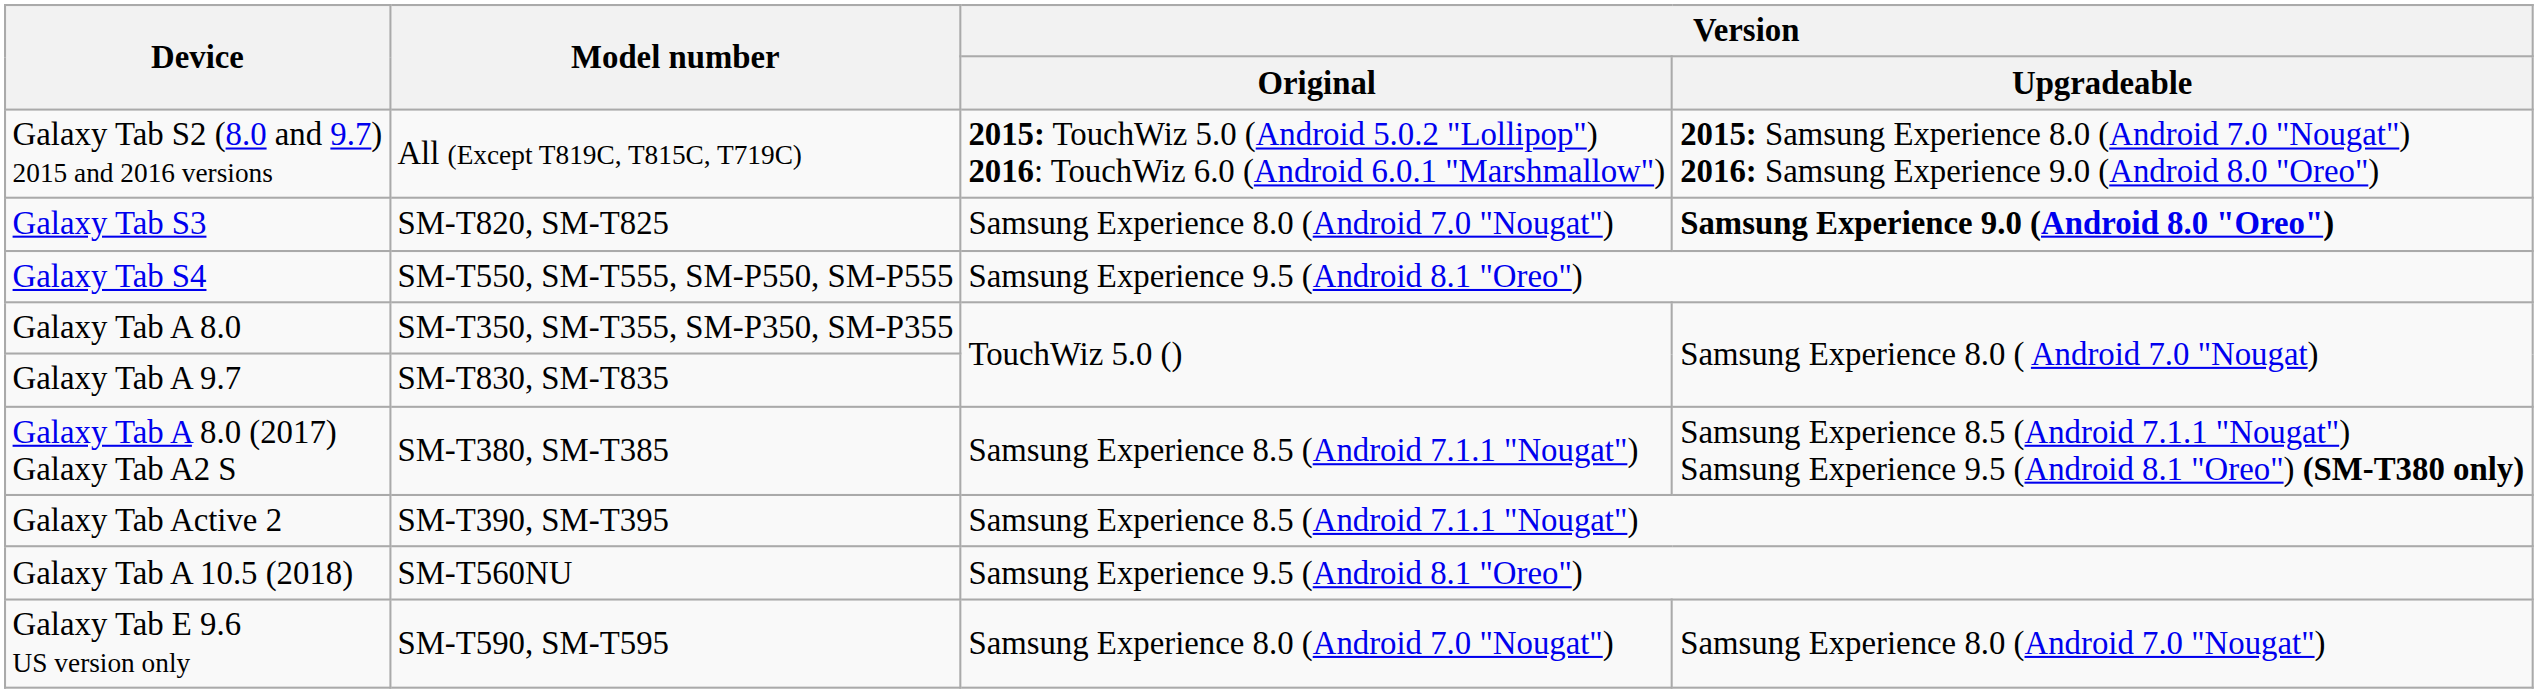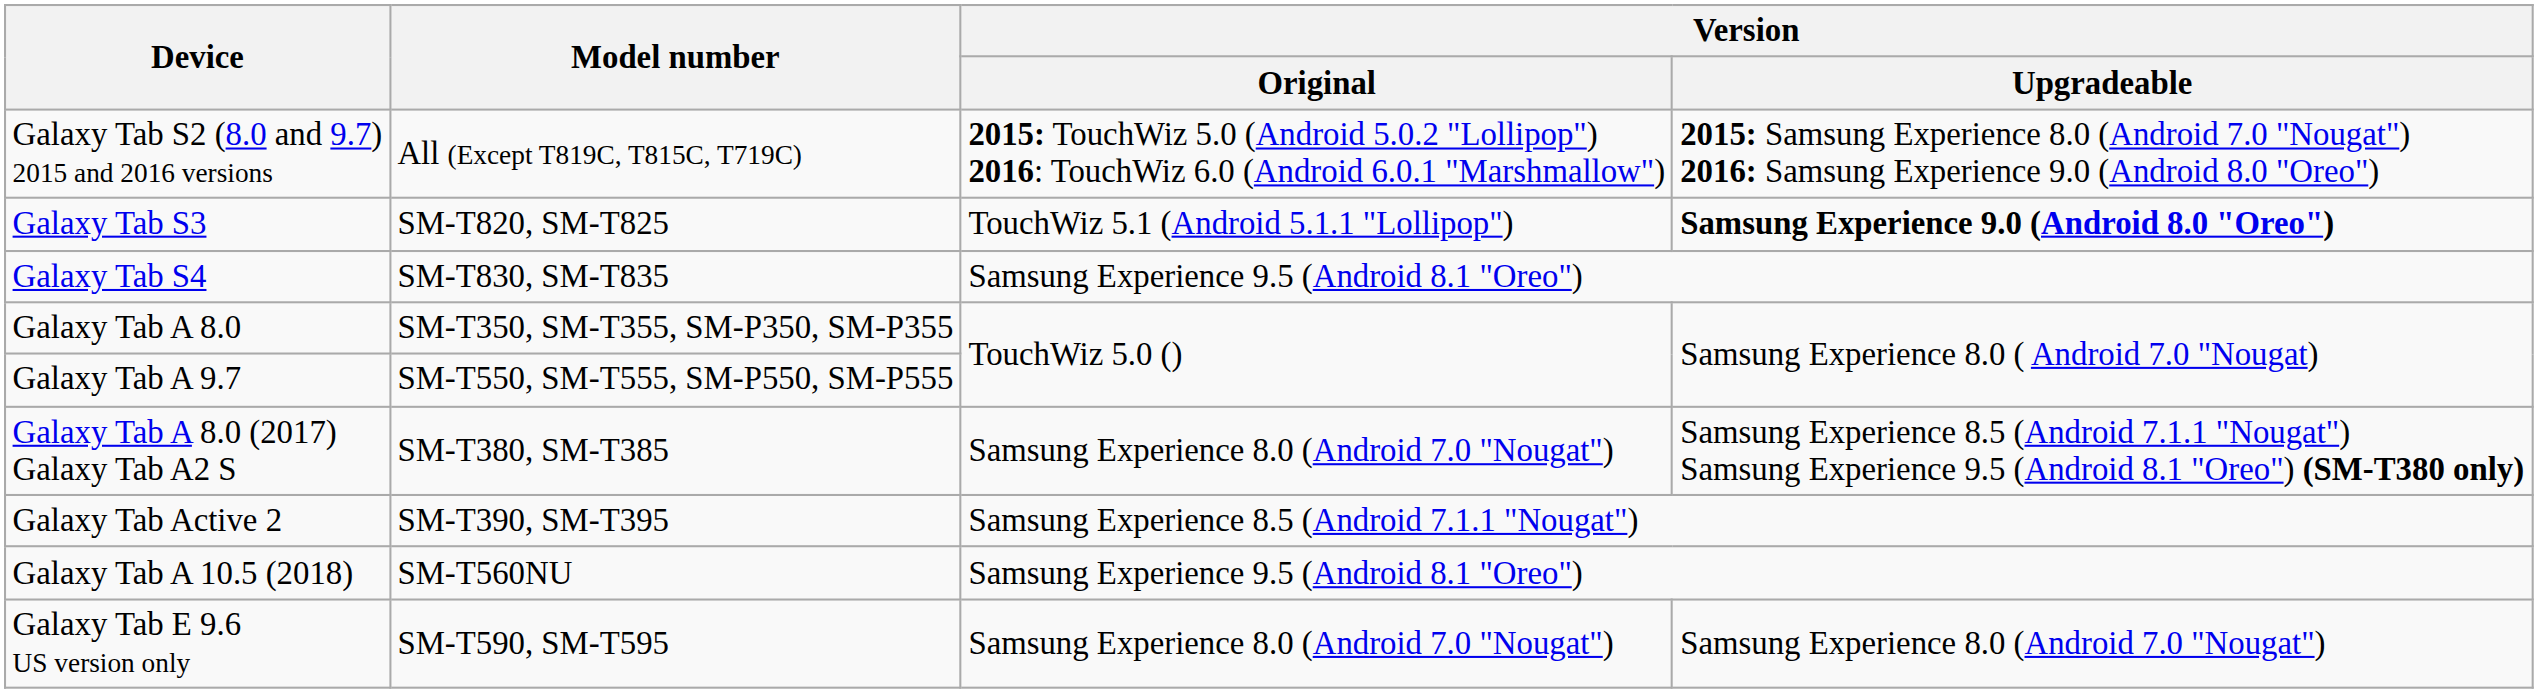(1291, 223) Samsung Experience 8.0 (Android 7.0 "Nougat") -> (1241, 223) TouchWiz 5.1 (Android 5.1.1 "Lollipop")
(675, 275) SM-T550, SM-T555, SM-P550, SM-P555 -> (533, 275) SM-T830, SM-T835
(533, 379) SM-T830, SM-T835 -> (675, 379) SM-T550, SM-T555, SM-P550, SM-P555
(1303, 449) Samsung Experience 8.5 (Android 7.1.1 "Nougat") -> (1291, 449) Samsung Experience 8.0 (Android 7.0 "Nougat")
